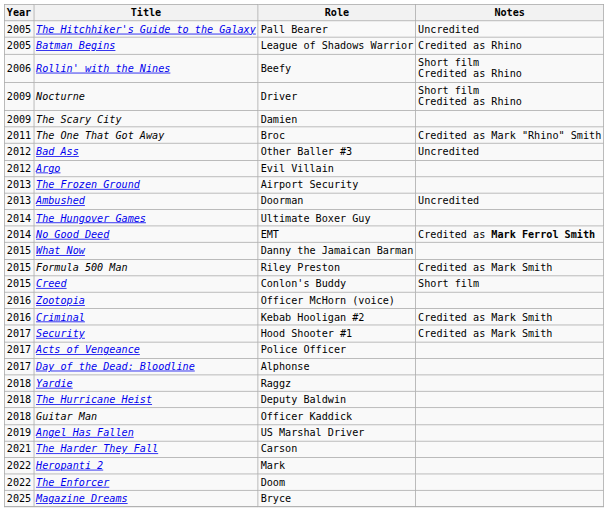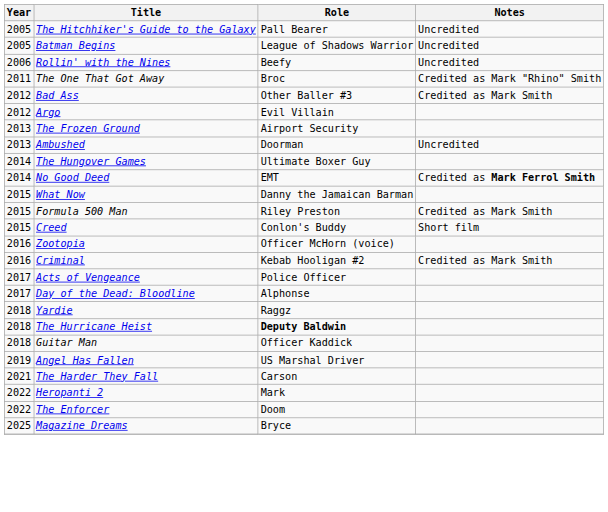(470, 46) Credited as Rhino -> (449, 46) Uncredited
(470, 68) Short film Credited as Rhino -> (449, 62) Uncredited
- row: (60, 96)
- row: (79, 119)
(449, 152) Uncredited -> (485, 95) Credited as Mark Smith
- row: (60, 334)
(303, 400) normal -> (303, 327) bold
